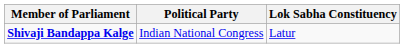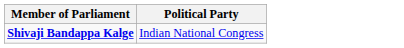- column: (333, 14)
